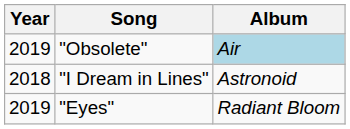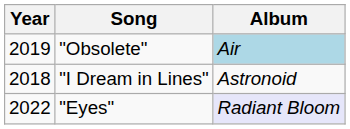(30, 108) 2019 -> (30, 108) 2022
(279, 108) no background -> (279, 108) lavender background
